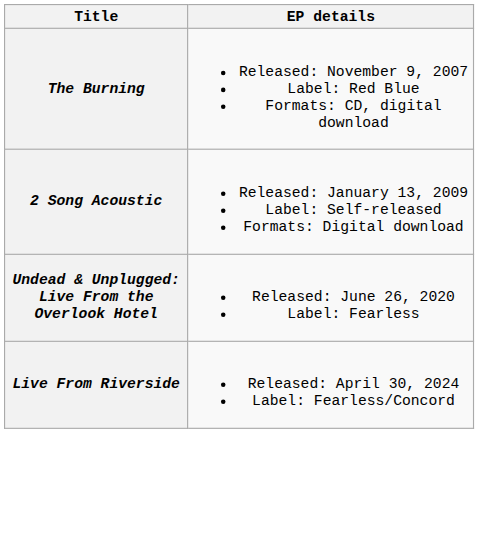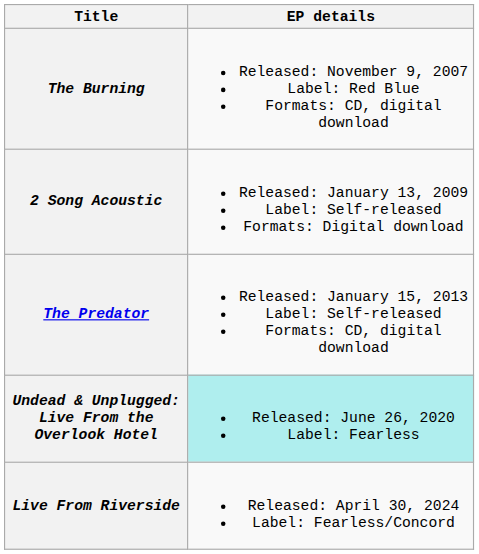+ row: (96, 314)
(331, 306) no background -> (331, 427) paleturquoise background
